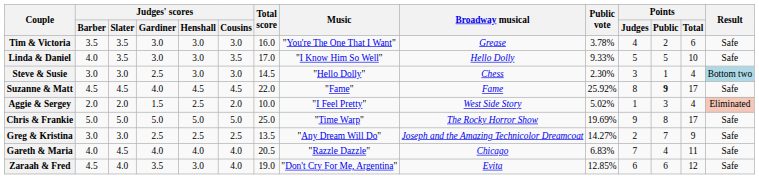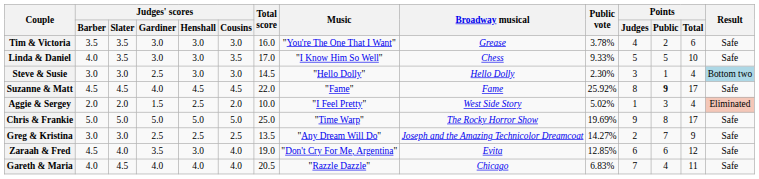(493, 58) Hello Dolly -> (493, 58) Chess
(493, 74) Chess -> (493, 74) Hello Dolly
rows swapped: (40, 166) <-> (40, 151)
